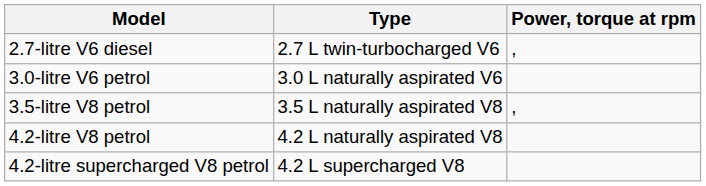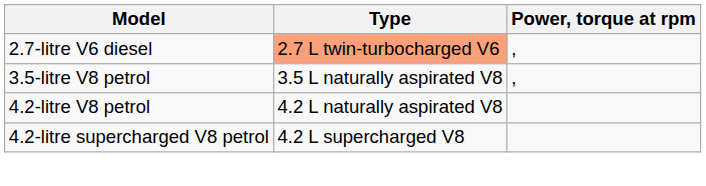(388, 48) no background -> (388, 48) lightsalmon background
- row: (80, 78)
